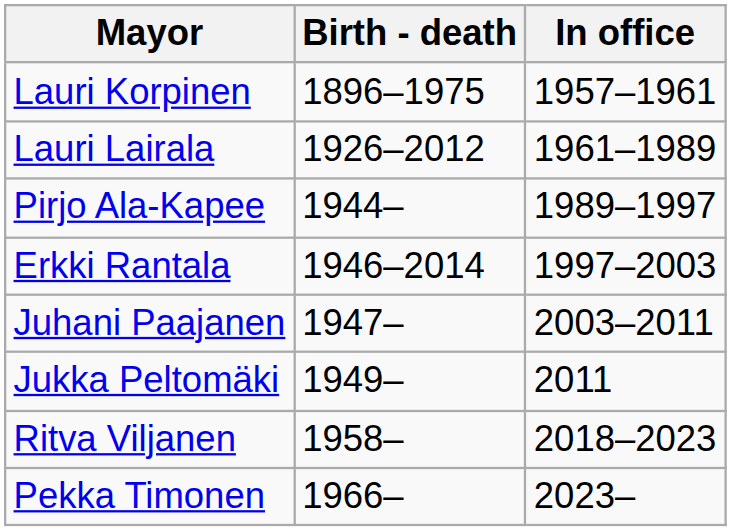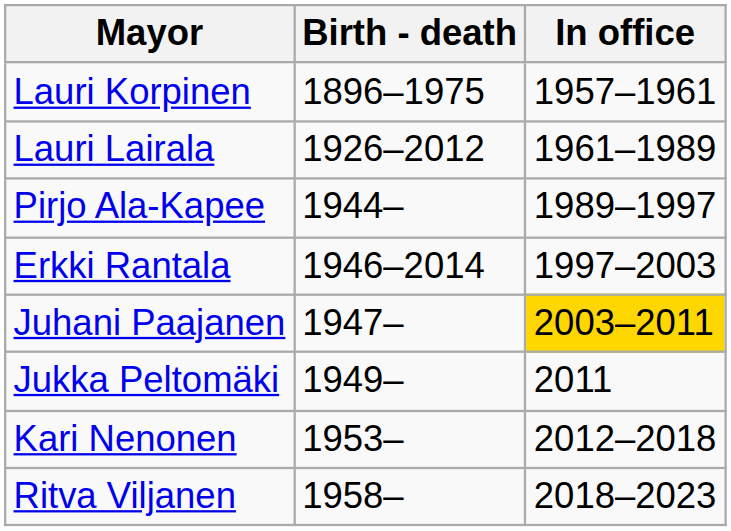(624, 322) no background -> (624, 322) gold background
+ row: (125, 438)
- row: (139, 496)
